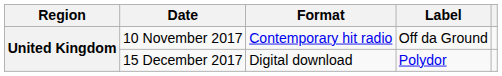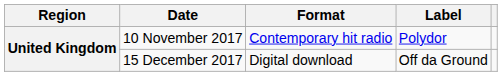(443, 37) Off da Ground -> (423, 37) Polydor
(423, 60) Polydor -> (443, 60) Off da Ground
